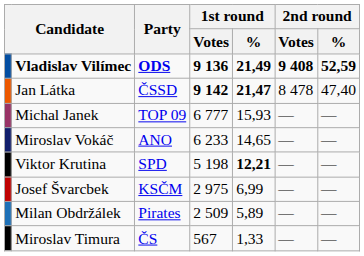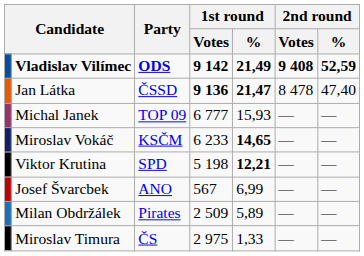(211, 66) 9 136 -> (211, 66) 9 142
(211, 90) 9 142 -> (211, 90) 9 136
(155, 139) ANO -> (160, 139) KSČM
(254, 139) normal -> (254, 139) bold
(160, 189) KSČM -> (155, 189) ANO
(211, 189) 2 975 -> (205, 189) 567
(205, 238) 567 -> (211, 238) 2 975
